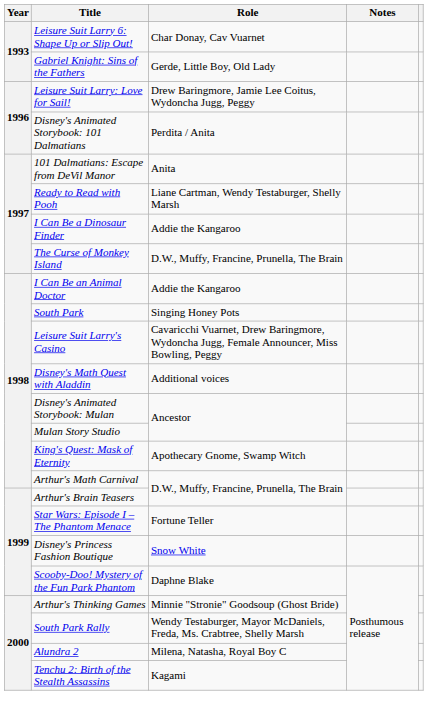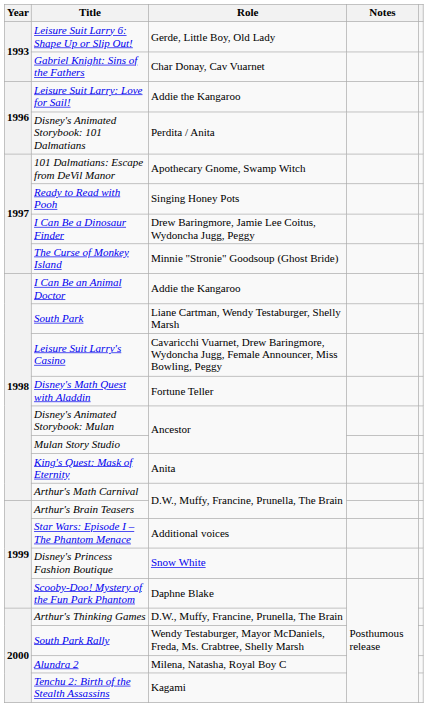(208, 36) Char Donay, Cav Vuarnet -> (213, 36) Gerde, Little Boy, Old Lady
(213, 66) Gerde, Little Boy, Old Lady -> (208, 66) Char Donay, Cav Vuarnet
(233, 96) Drew Baringmore, Jamie Lee Coitus, Wydoncha Jugg, Peggy -> (196, 96) Addie the Kangaroo
(163, 169) Anita -> (228, 169) Apothecary Gnome, Swamp Witch
(246, 199) Liane Cartman, Wendy Testaburger, Shelly Marsh -> (195, 199) Singing Honey Pots
(196, 228) Addie the Kangaroo -> (233, 228) Drew Baringmore, Jamie Lee Coitus, Wydoncha Jugg, Peggy
(247, 258) D.W., Muffy, Francine, Prunella, The Brain -> (245, 258) Minnie "Stronie" Goodsoup (Ghost Bride)
(195, 312) Singing Honey Pots -> (246, 318) Liane Cartman, Wendy Testaburger, Shelly Marsh
(190, 378) Additional voices -> (182, 391) Fortune Teller
(228, 455) Apothecary Gnome, Swamp Witch -> (163, 468) Anita
(182, 520) Fortune Teller -> (190, 533) Additional voices
(245, 604) Minnie "Stronie" Goodsoup (Ghost Bride) -> (247, 616) D.W., Muffy, Francine, Prunella, The Brain
